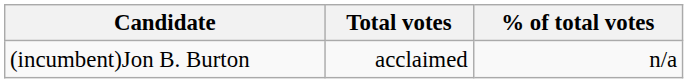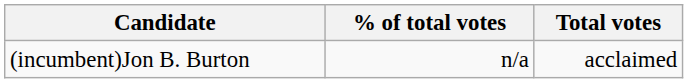columns swapped: (399, 22) <-> (578, 22)
